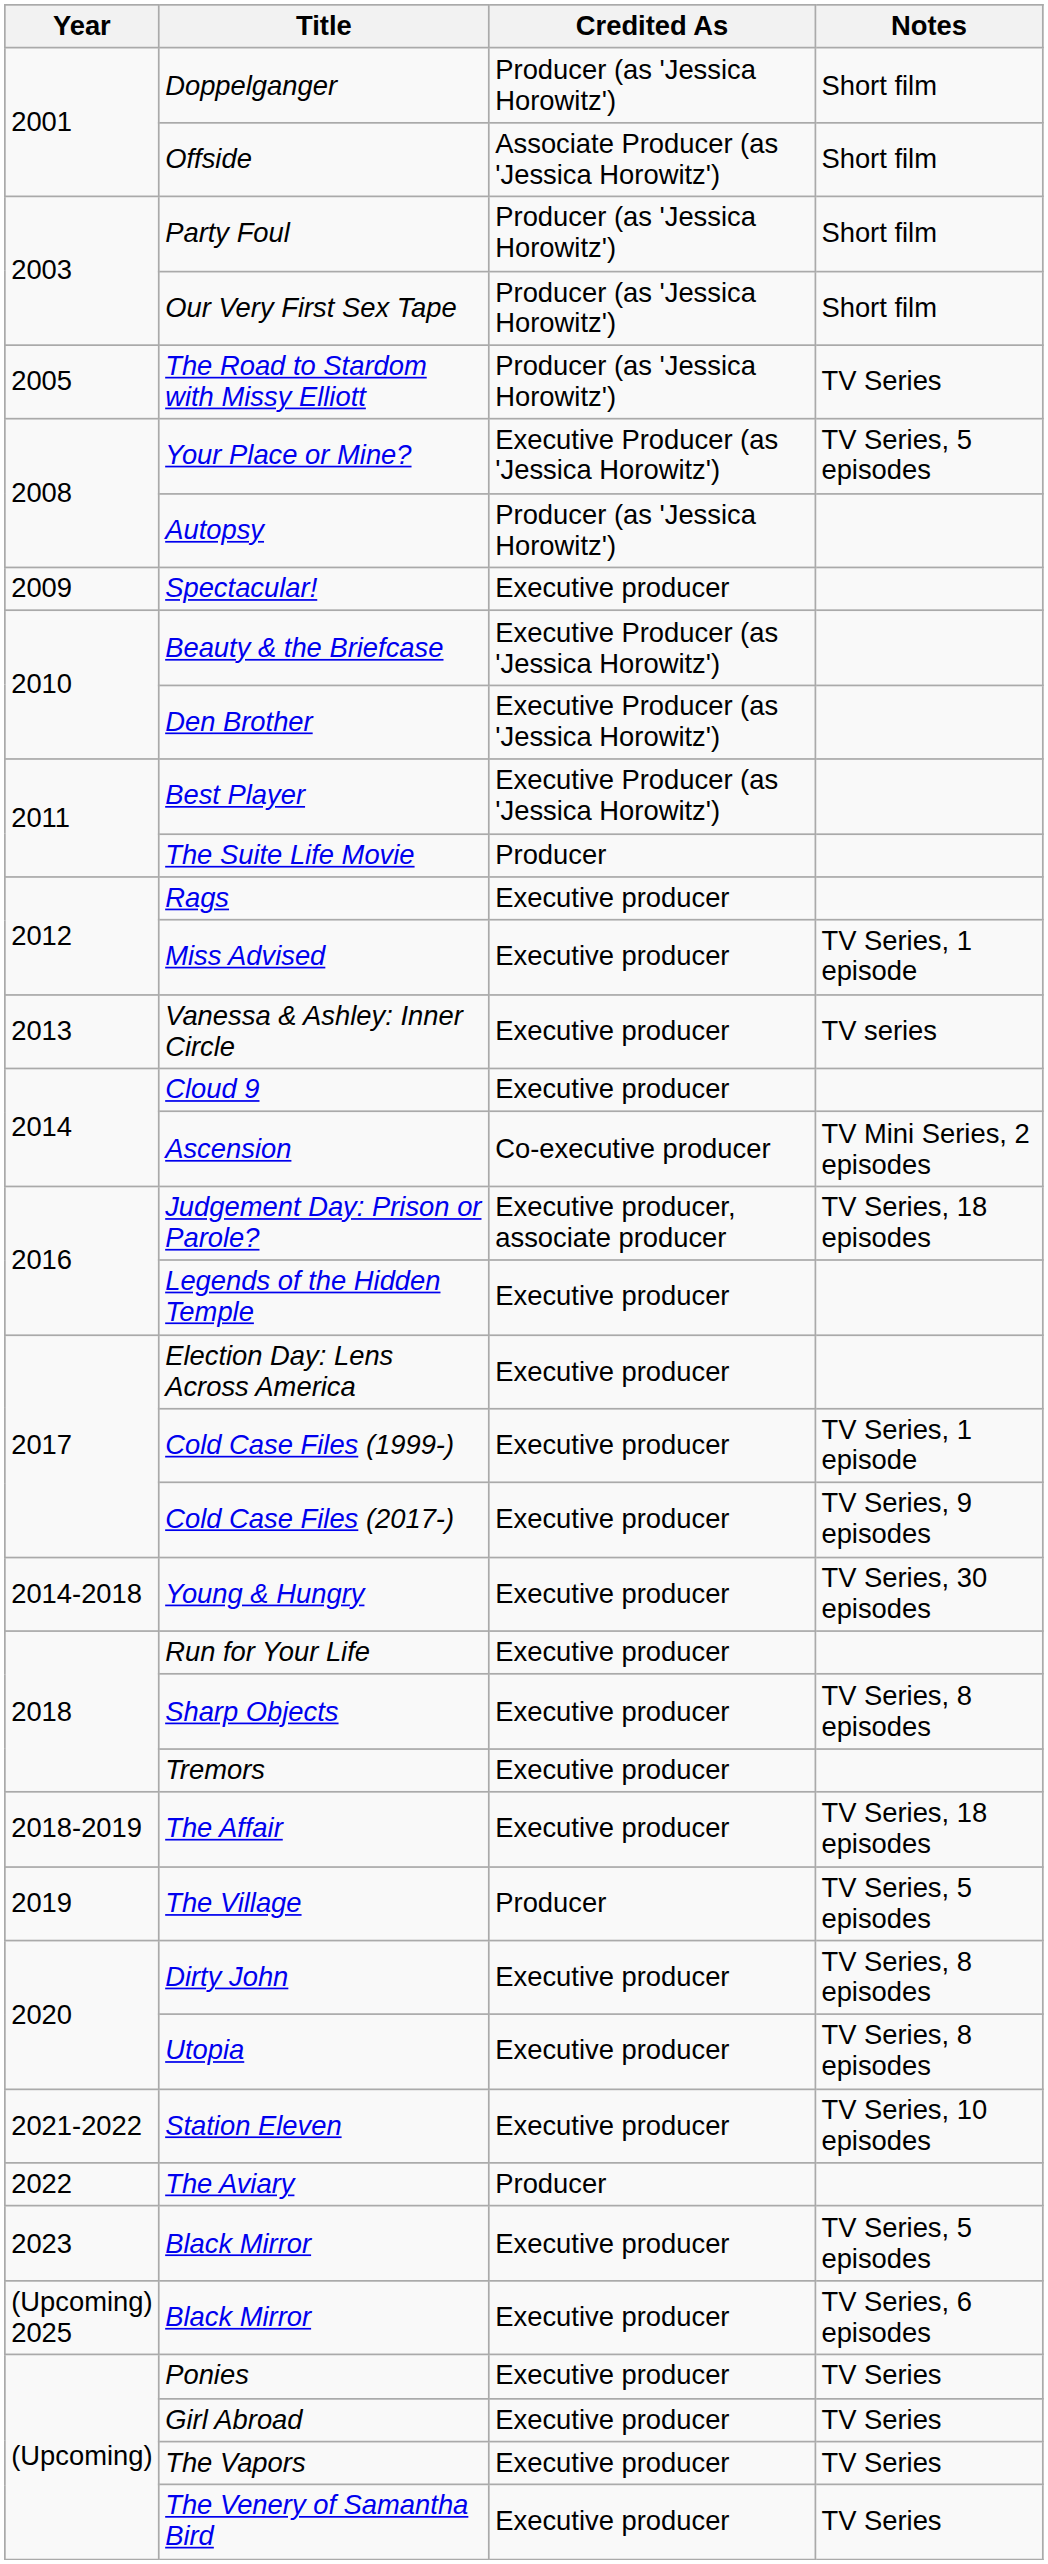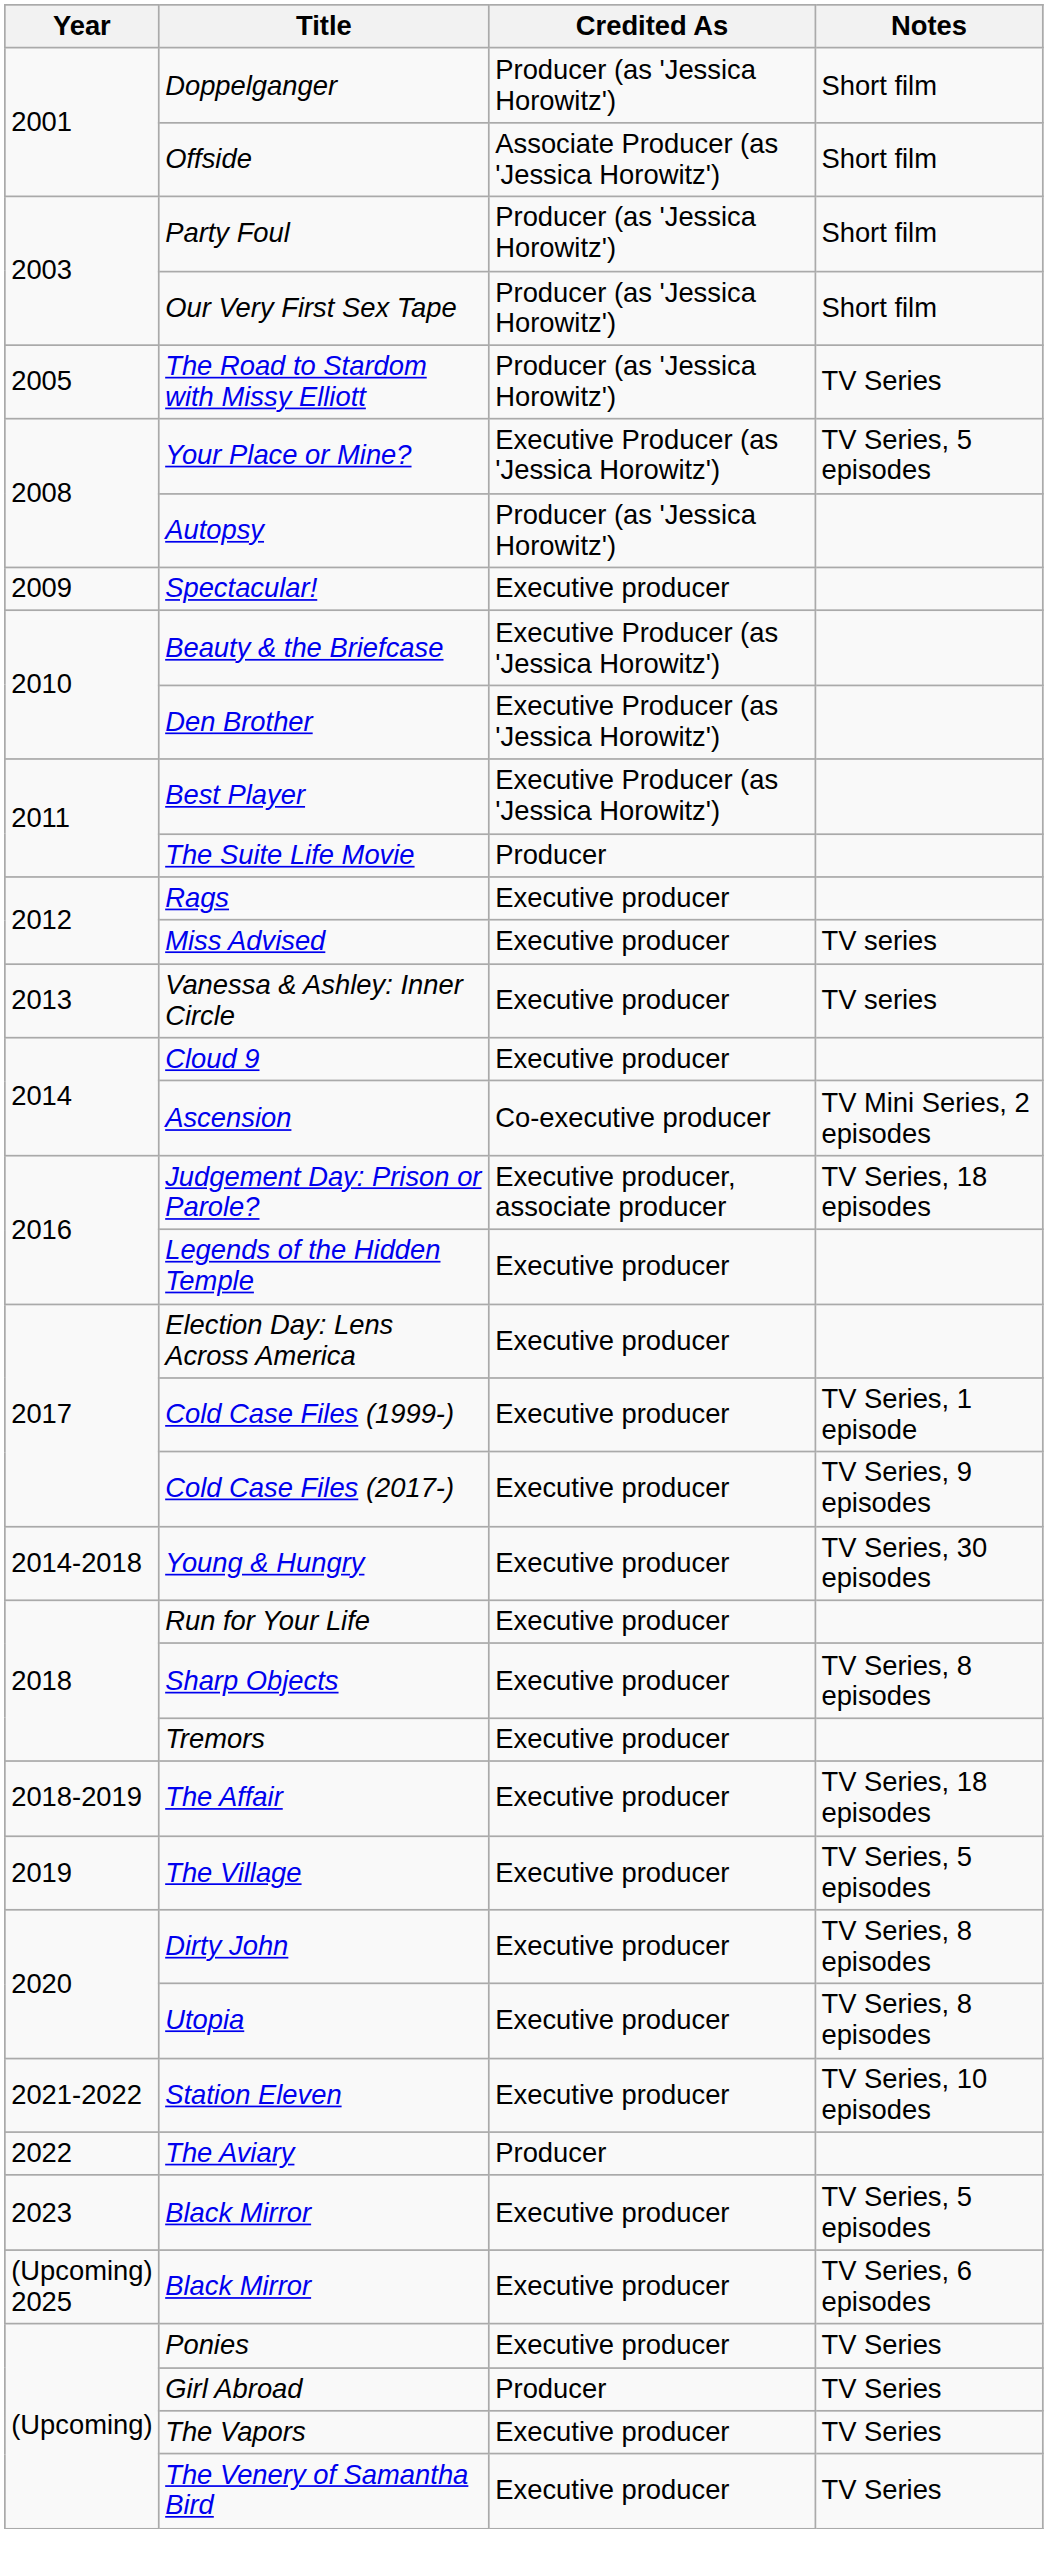(897, 956) TV Series, 1 episode -> (879, 941) TV series
(551, 1902) Producer -> (612, 1872) Executive producer
(612, 2419) Executive producer -> (551, 2388) Producer
